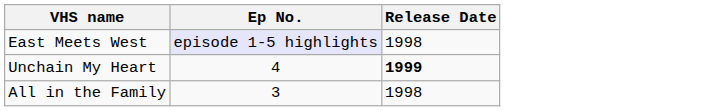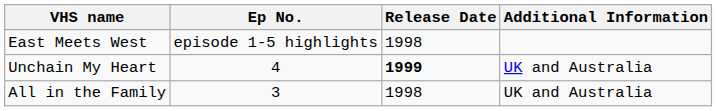+ column: (606, 17)
(276, 42) lavender background -> (276, 42) no background
